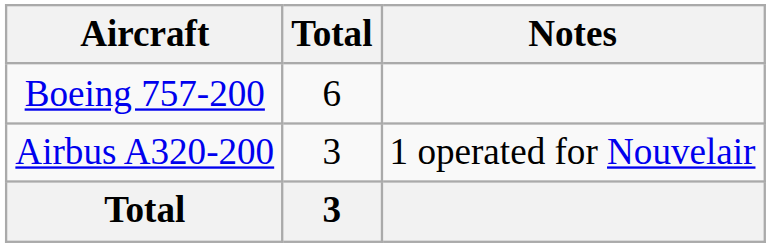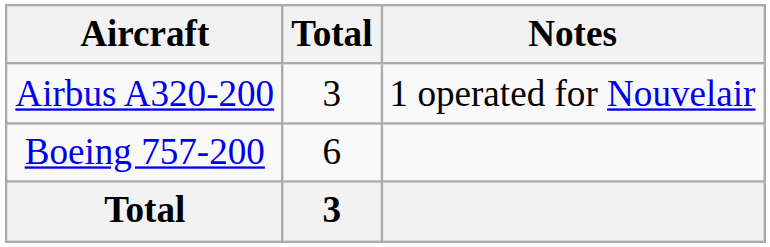rows swapped: (145, 151) <-> (145, 92)
